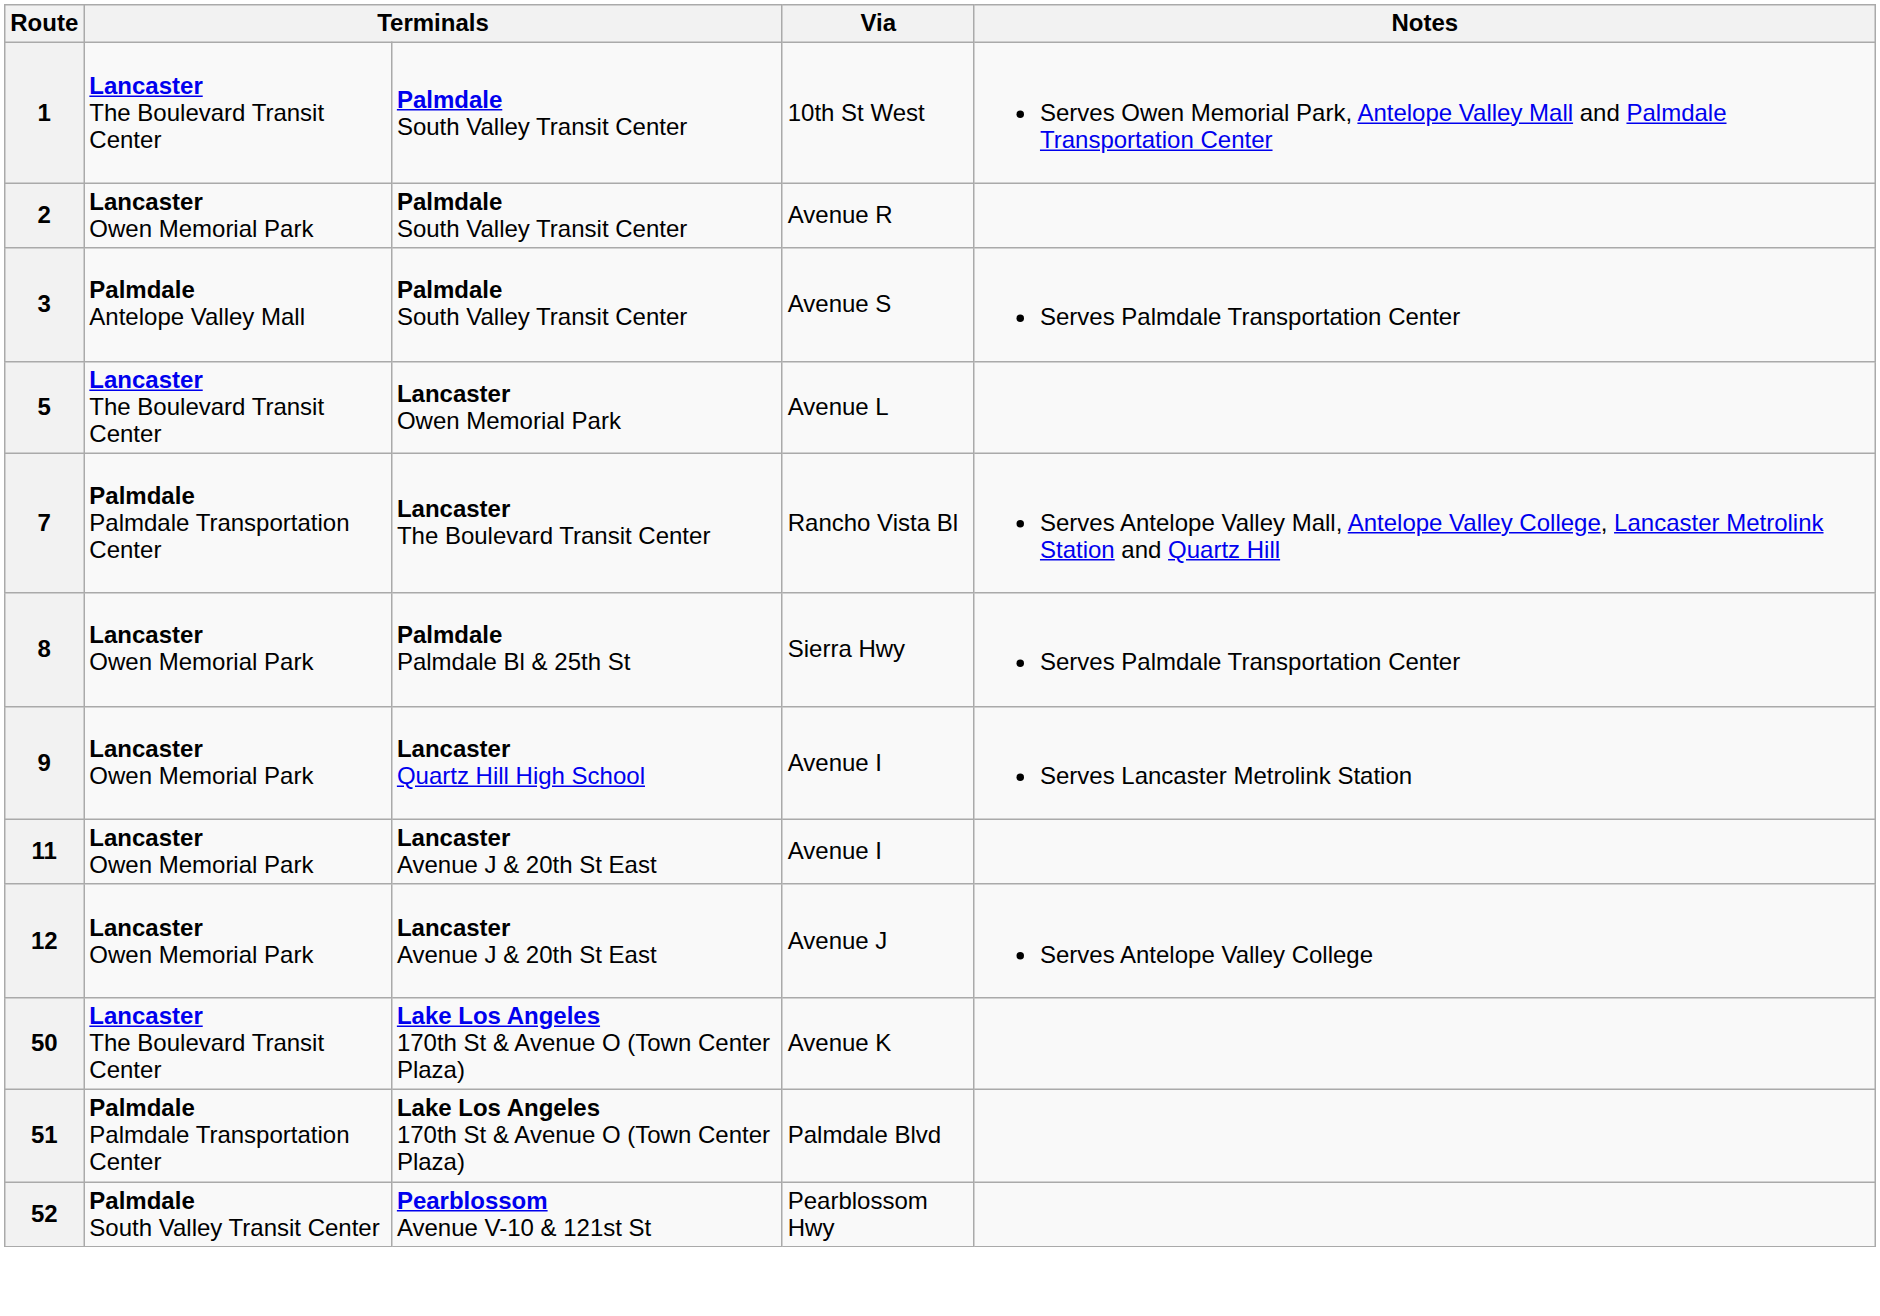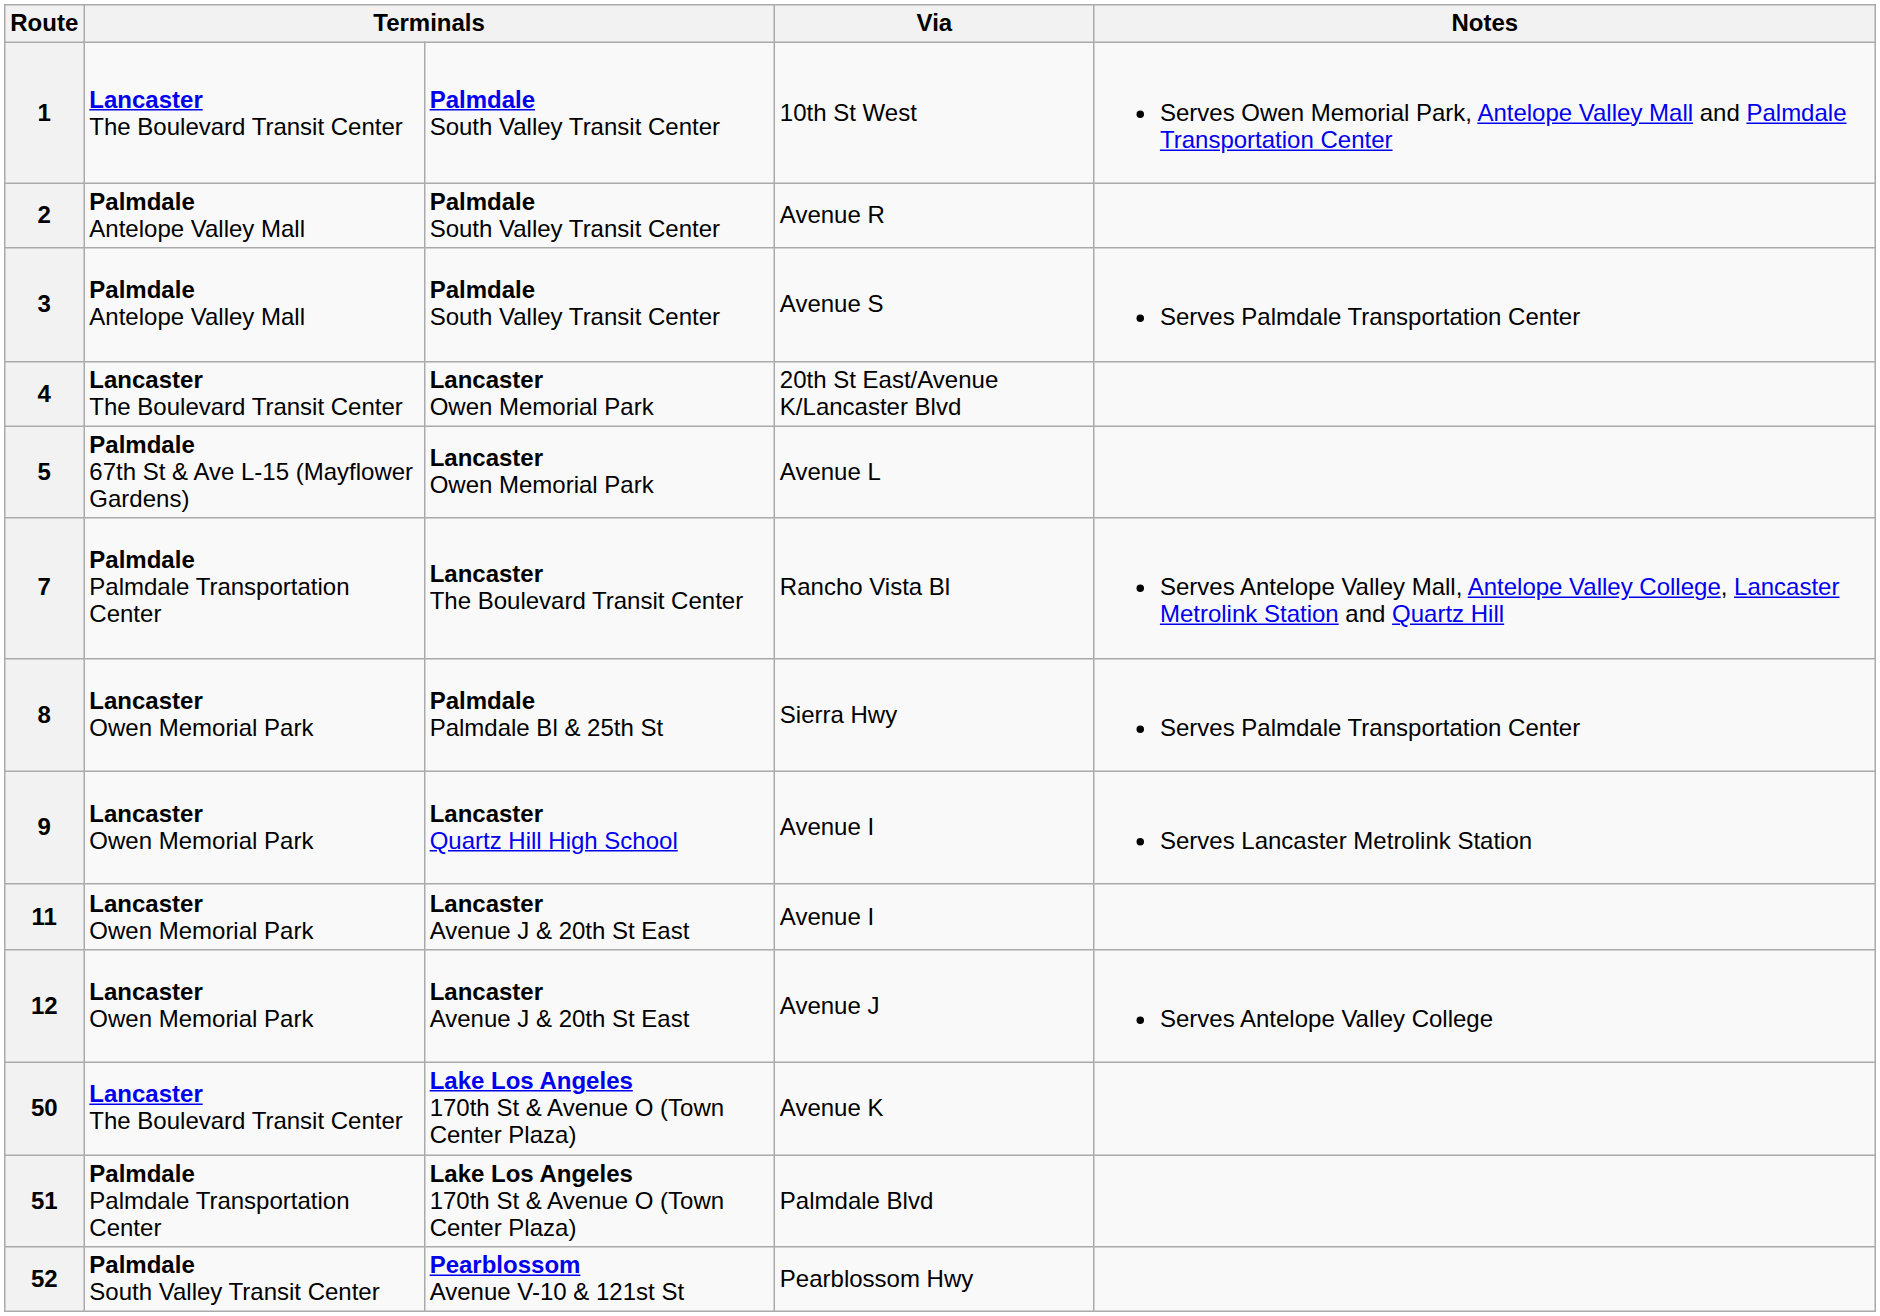(201, 215) Lancaster Owen Memorial Park -> (197, 215) Palmdale Antelope Valley Mall
+ row: (44, 393)
(207, 406) Lancaster The Boulevard Transit Center -> (251, 471) Palmdale 67th St & Ave L-15 (Mayflower Gardens)
